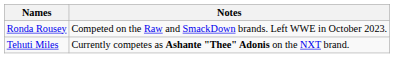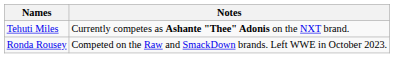rows swapped: (37, 28) <-> (33, 45)
